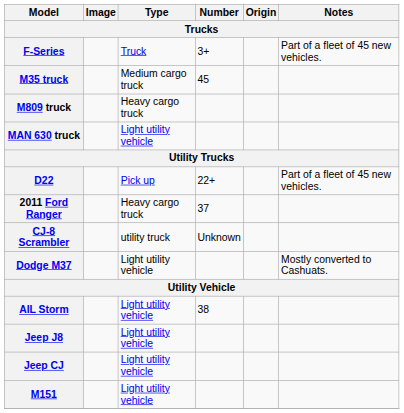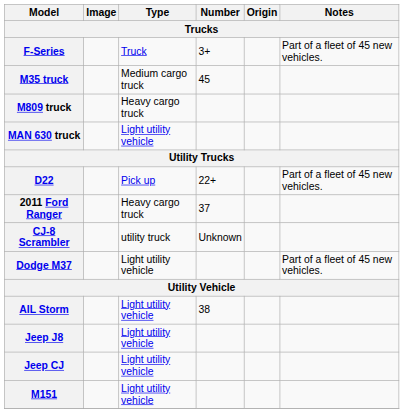(326, 265) Mostly converted to Cashuats. -> (337, 265) Part of a fleet of 45 new vehicles.
